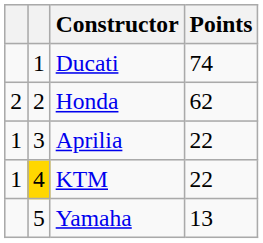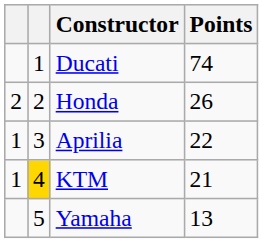(201, 101) 62 -> (201, 101) 26
(201, 179) 22 -> (201, 179) 21
